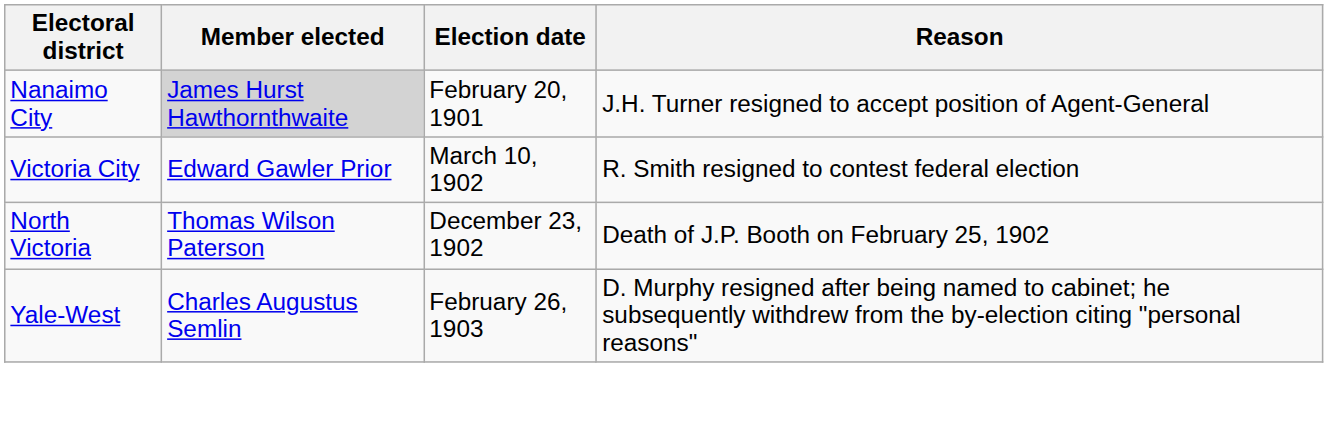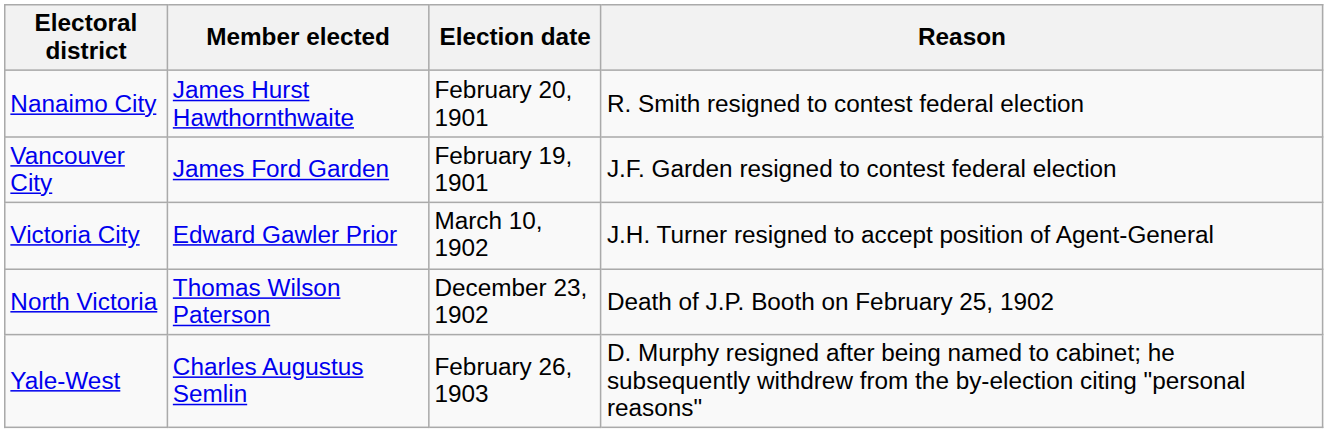(258, 103) lightgrey background -> (263, 103) no background
(906, 103) J.H. Turner resigned to accept position of Agent-General -> (846, 103) R. Smith resigned to contest federal election
+ row: (68, 169)
(841, 169) R. Smith resigned to contest federal election -> (910, 235) J.H. Turner resigned to accept position of Agent-General
